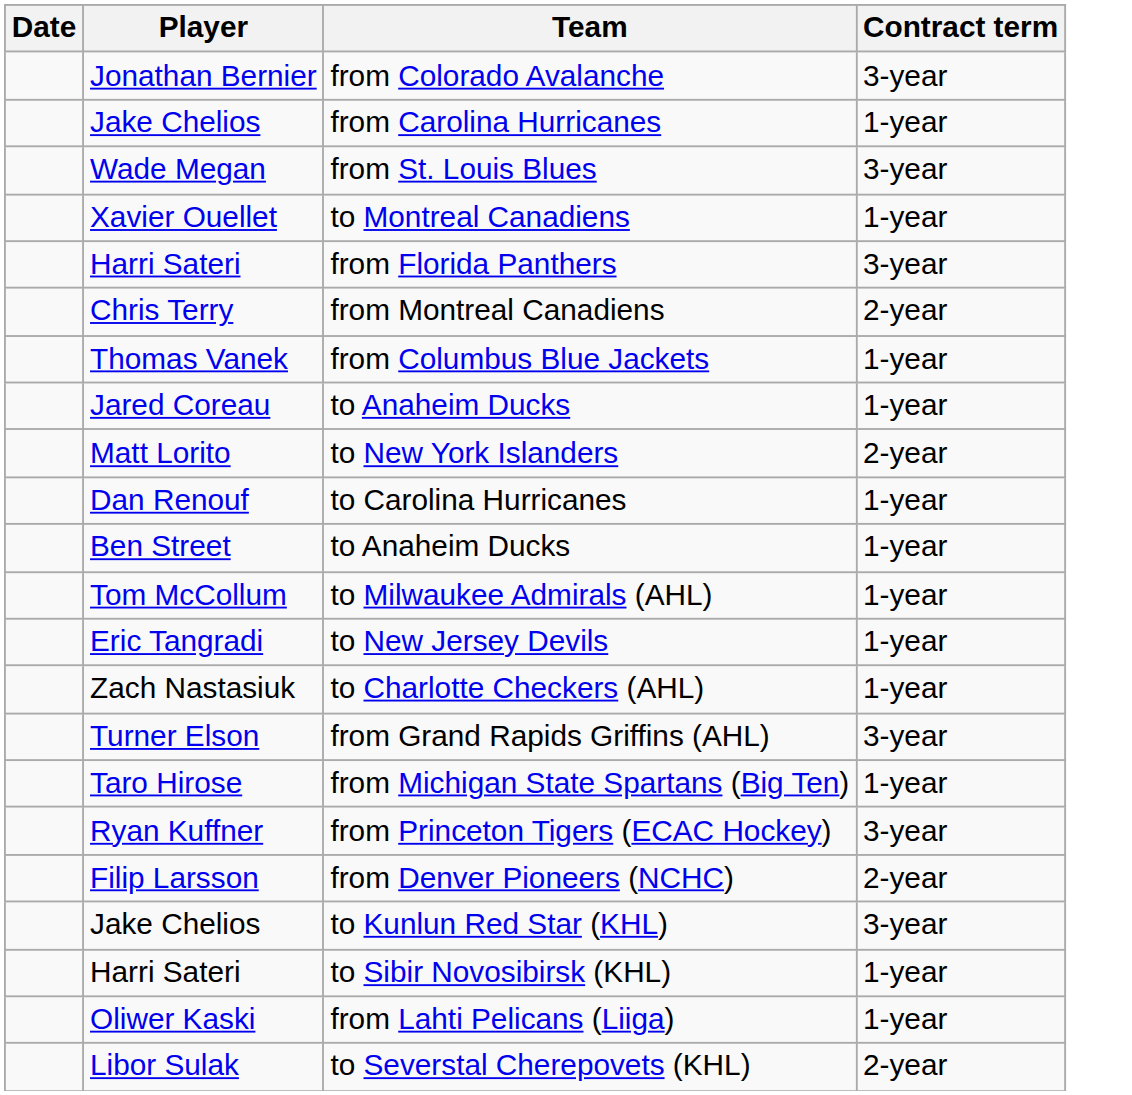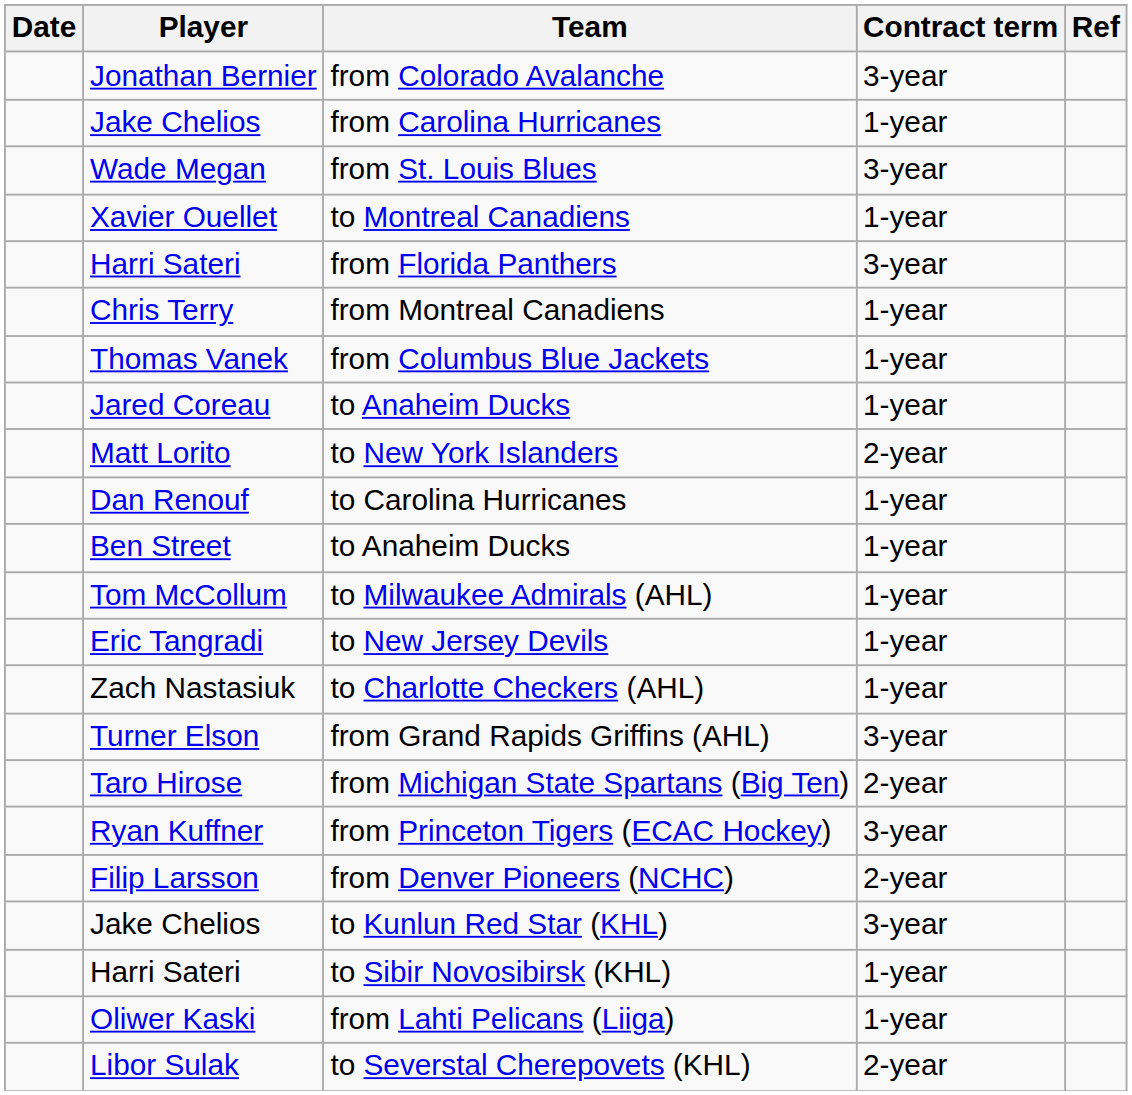+ column: (1096, 28)
(905, 311) 2-year -> (905, 311) 1-year
(905, 783) 1-year -> (905, 783) 2-year
